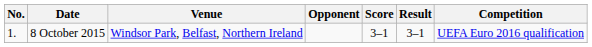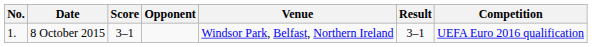columns swapped: (207, 14) <-> (379, 14)
